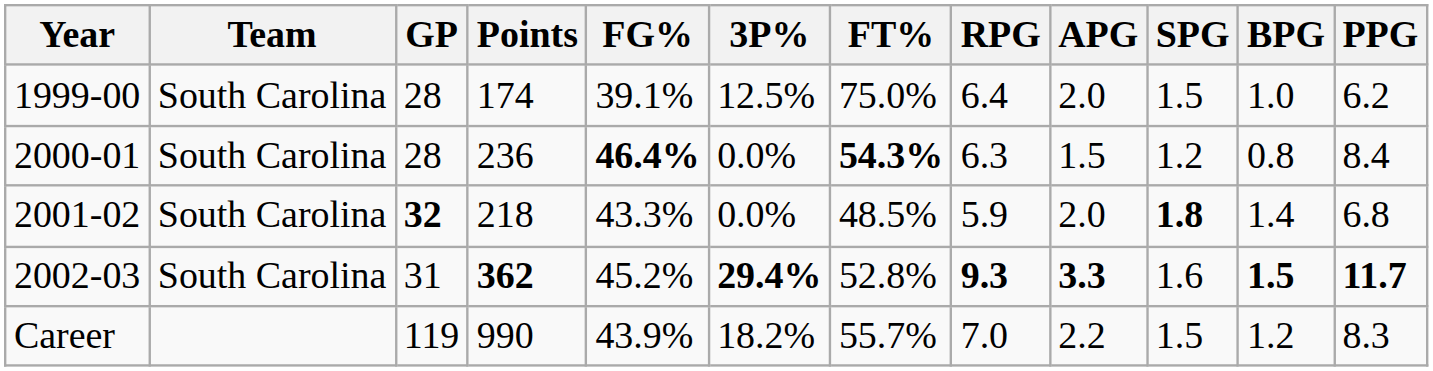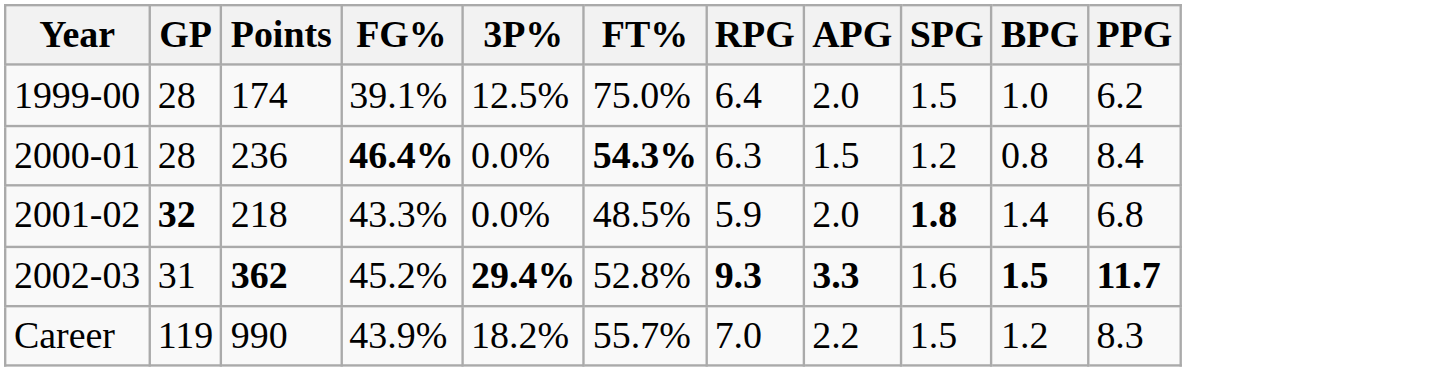- column: (272, 34)
